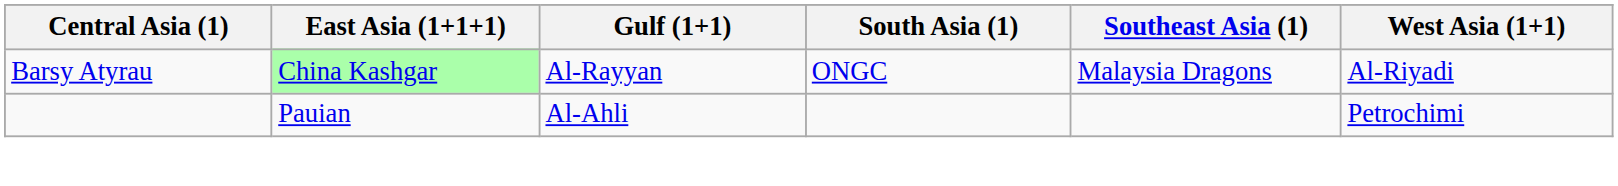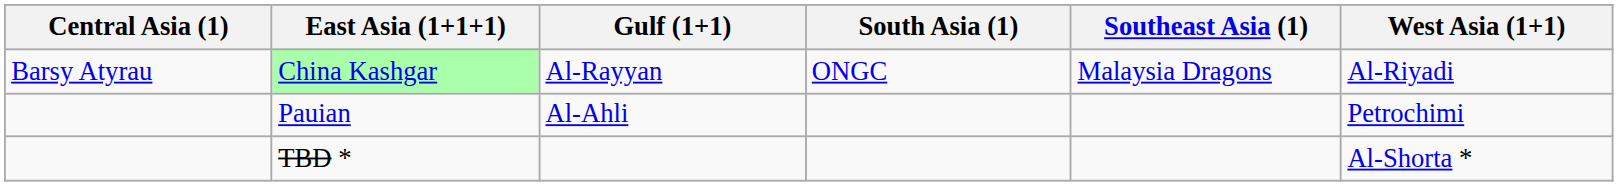+ row: (315, 158)
